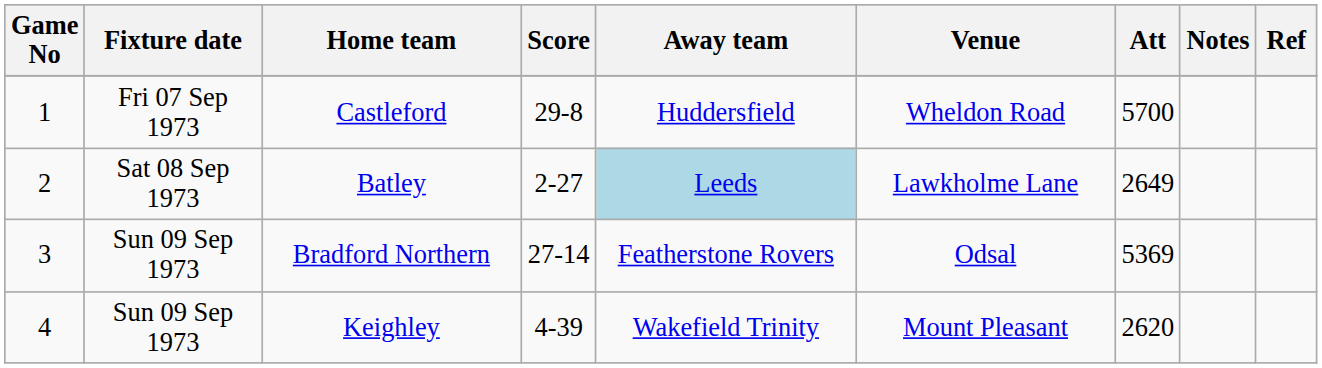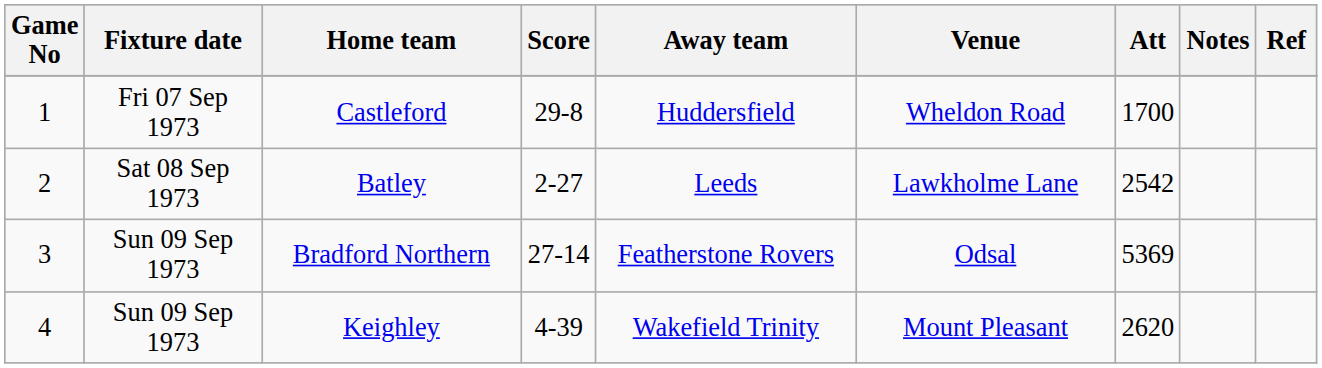(1148, 111) 5700 -> (1148, 111) 1700
(726, 183) lightblue background -> (726, 183) no background
(1148, 183) 2649 -> (1148, 183) 2542
